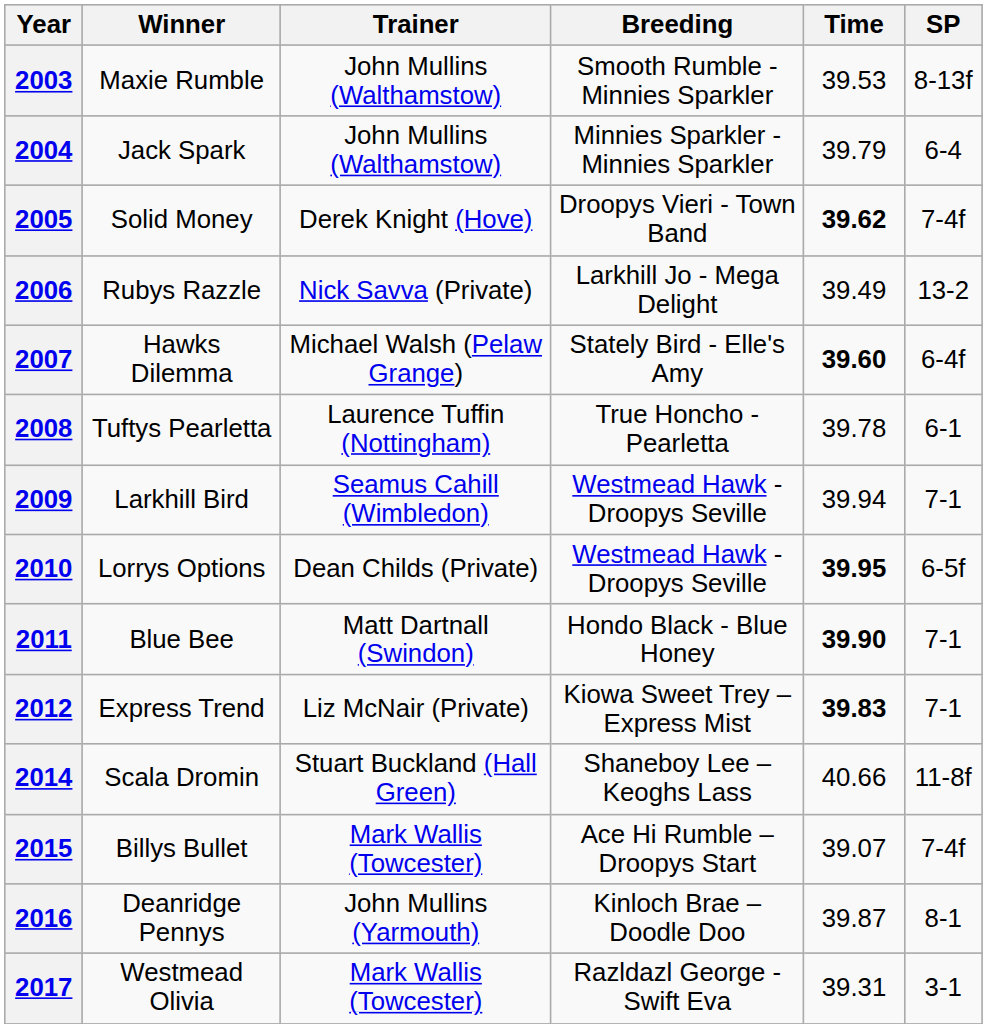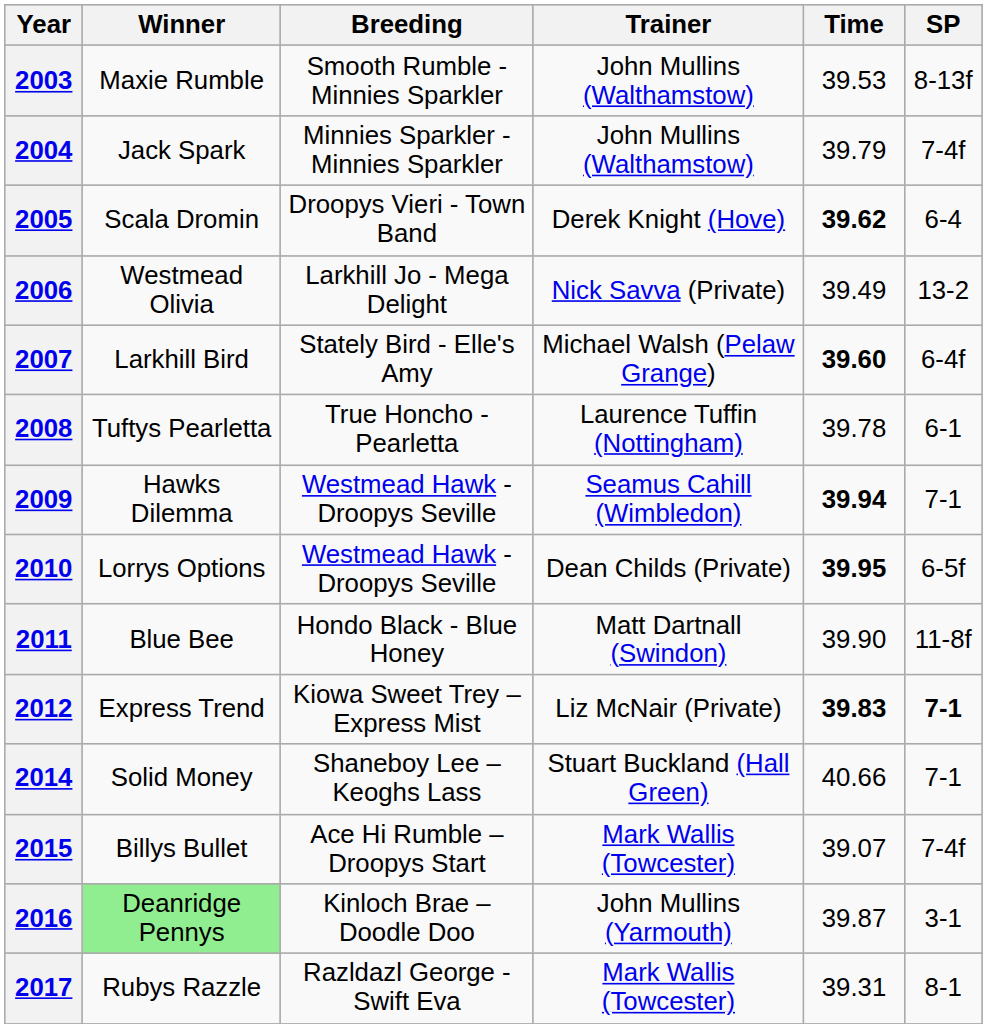columns swapped: (677, 24) <-> (416, 24)
(943, 150) 6-4 -> (943, 150) 7-4f
(182, 219) Solid Money -> (182, 219) Scala Dromin
(943, 219) 7-4f -> (943, 219) 6-4
(182, 289) Rubys Razzle -> (182, 289) Westmead Olivia
(182, 359) Hawks Dilemma -> (182, 359) Larkhill Bird
(182, 499) Larkhill Bird -> (182, 499) Hawks Dilemma
(854, 499) normal -> (854, 499) bold
(854, 638) bold -> (854, 638) normal
(943, 638) 7-1 -> (943, 638) 11-8f
(943, 708) normal -> (943, 708) bold
(182, 778) Scala Dromin -> (182, 778) Solid Money
(943, 778) 11-8f -> (943, 778) 7-1
(182, 918) no background -> (182, 918) lightgreen background
(943, 918) 8-1 -> (943, 918) 3-1
(182, 988) Westmead Olivia -> (182, 988) Rubys Razzle
(943, 988) 3-1 -> (943, 988) 8-1
